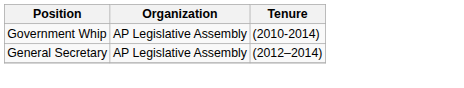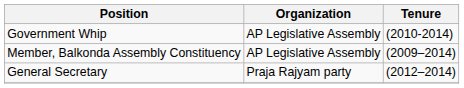+ row: (124, 53)
(180, 53) AP Legislative Assembly -> (299, 72) Praja Rajyam party
